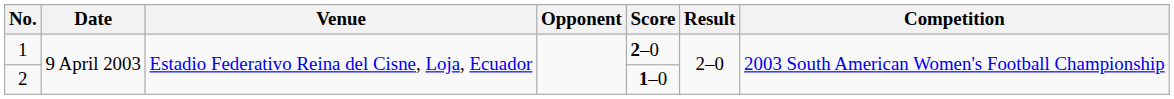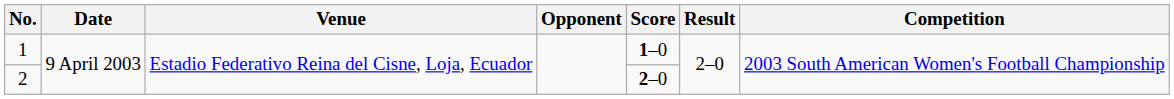(645, 49) 2–0 -> (653, 49) 1–0
(653, 79) 1–0 -> (653, 79) 2–0
